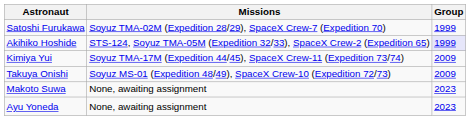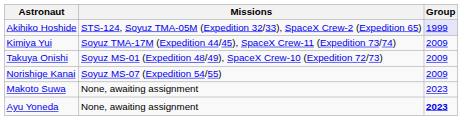- row: (46, 27)
+ row: (41, 74)
(445, 106) normal -> (437, 106) bold
